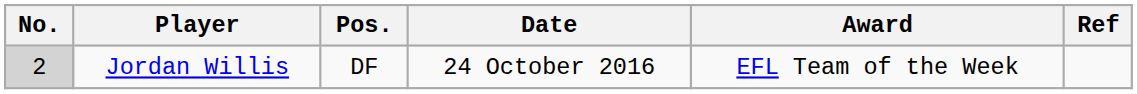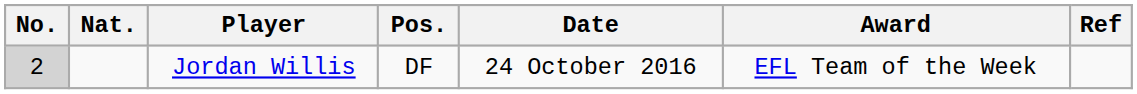+ column: (109, 26)
